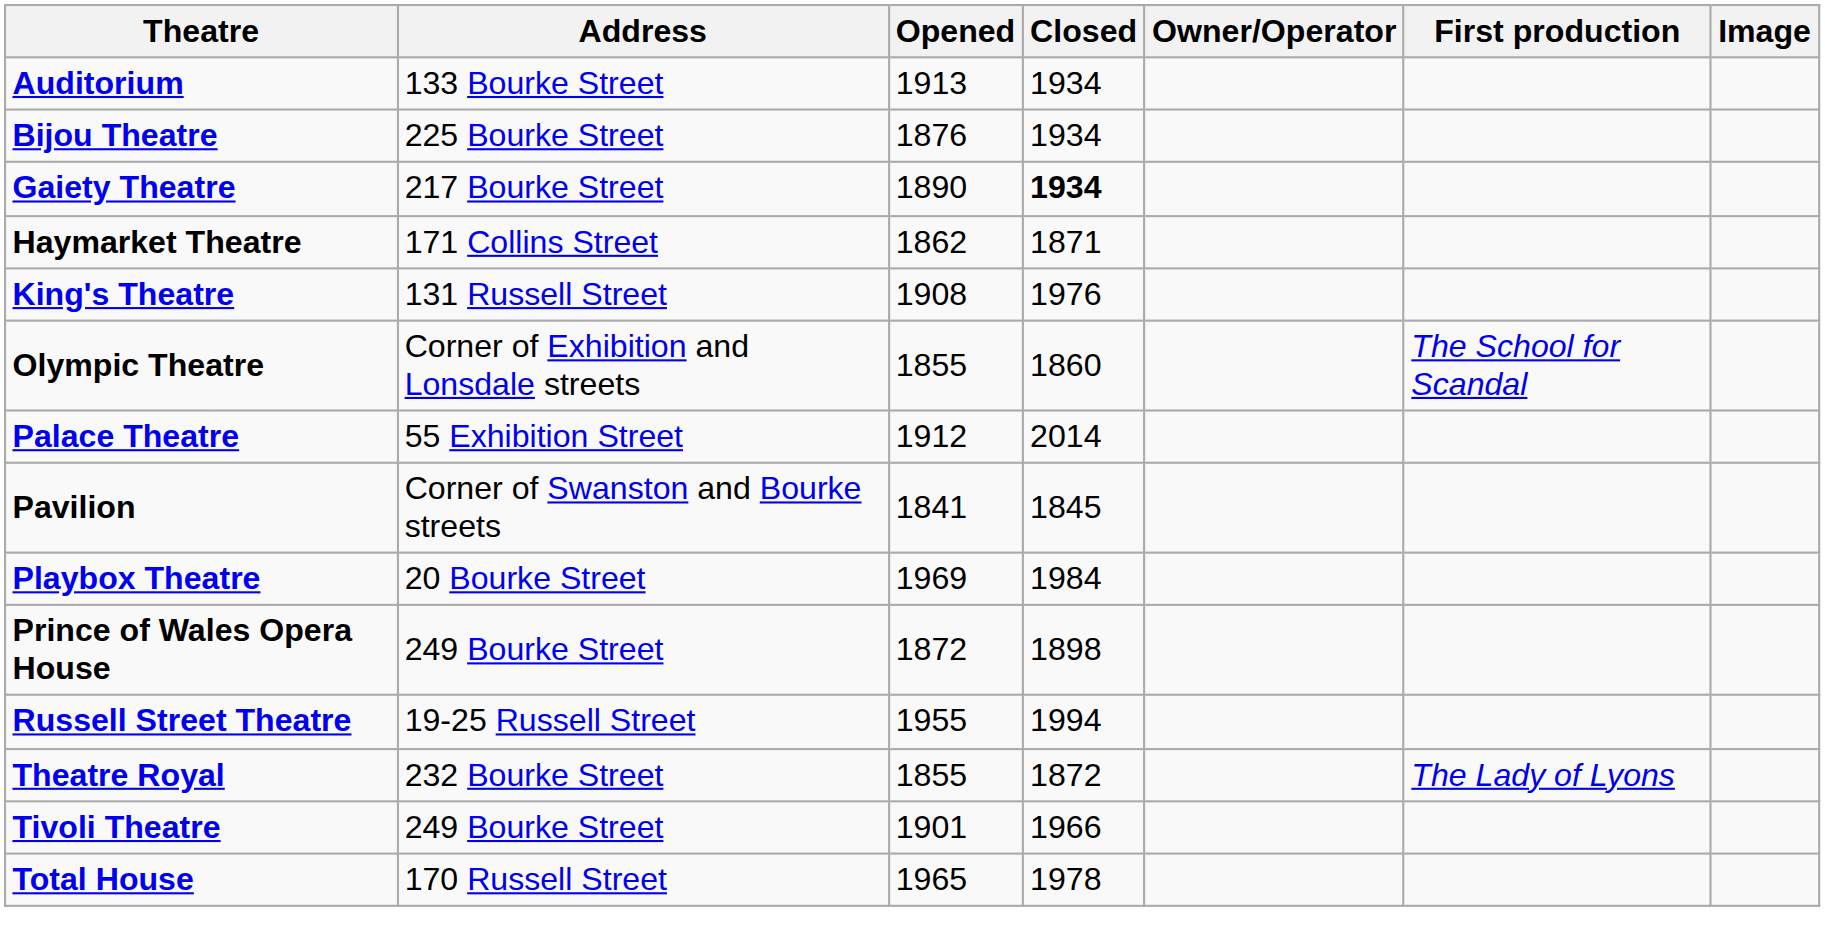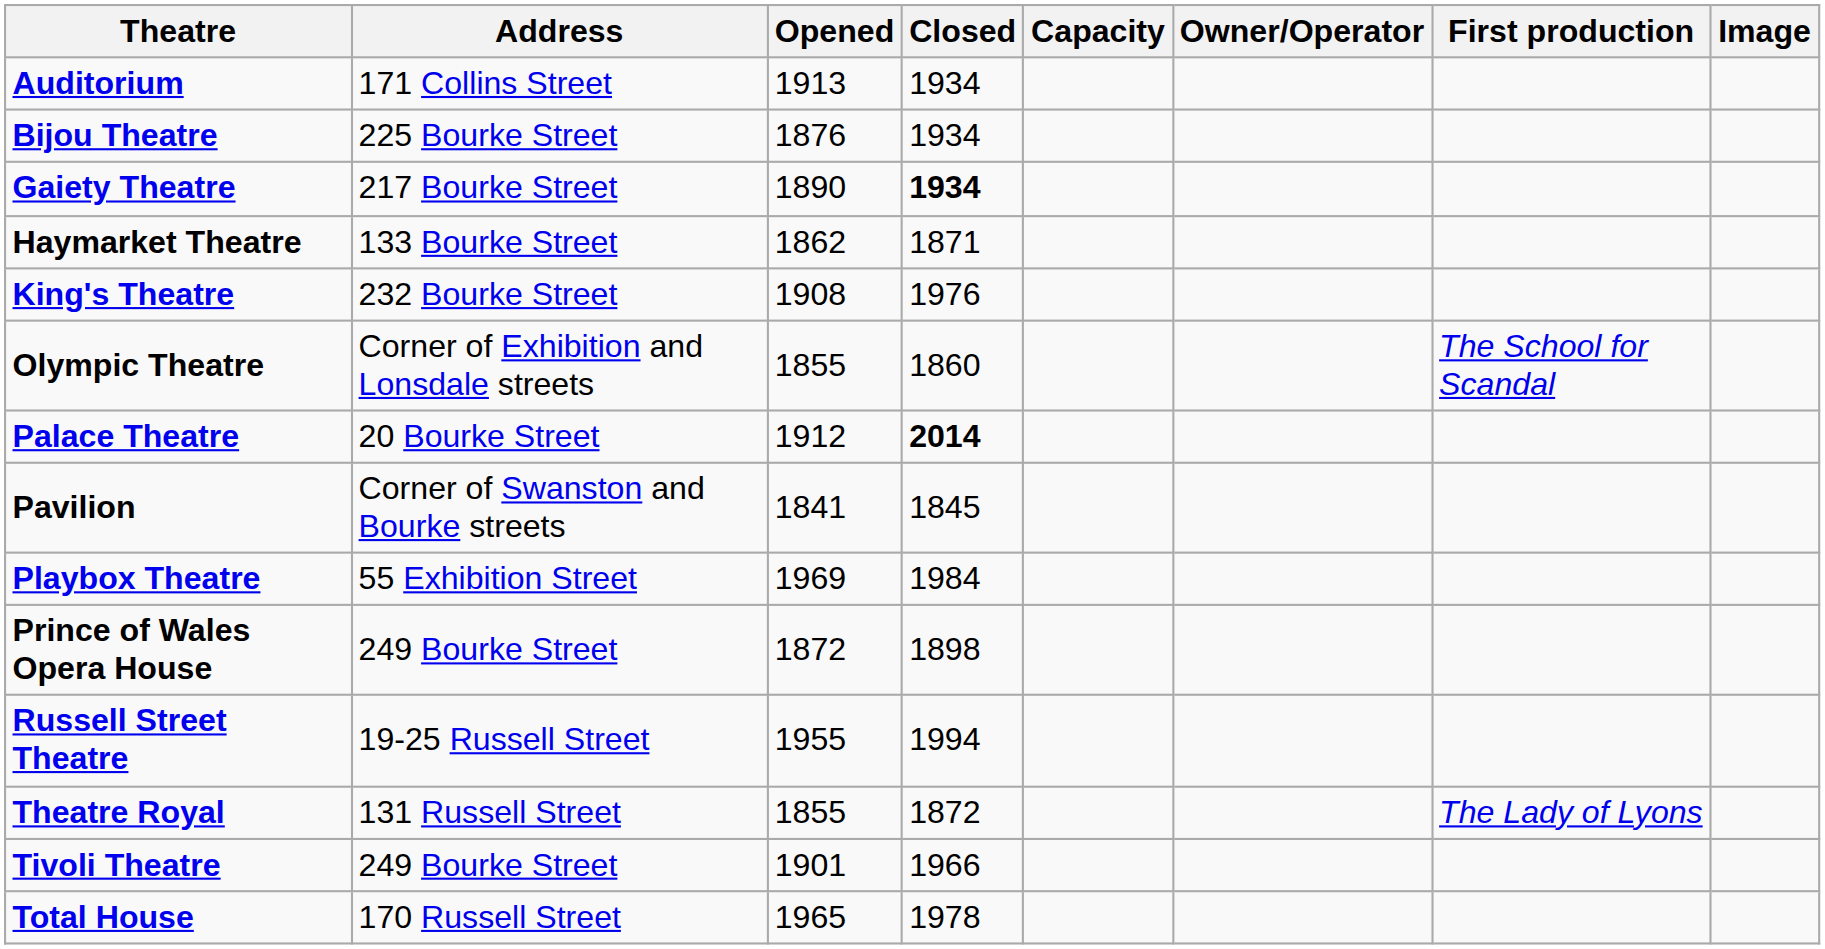+ column: (1098, 31)
(534, 83) 133 Bourke Street -> (485, 83) 171 Collins Street
(531, 241) 171 Collins Street -> (488, 241) 133 Bourke Street
(536, 293) 131 Russell Street -> (488, 293) 232 Bourke Street
(544, 436) 55 Exhibition Street -> (479, 436) 20 Bourke Street
(1066, 436) normal -> (945, 436) bold
(525, 578) 20 Bourke Street -> (498, 578) 55 Exhibition Street
(534, 774) 232 Bourke Street -> (490, 811) 131 Russell Street
